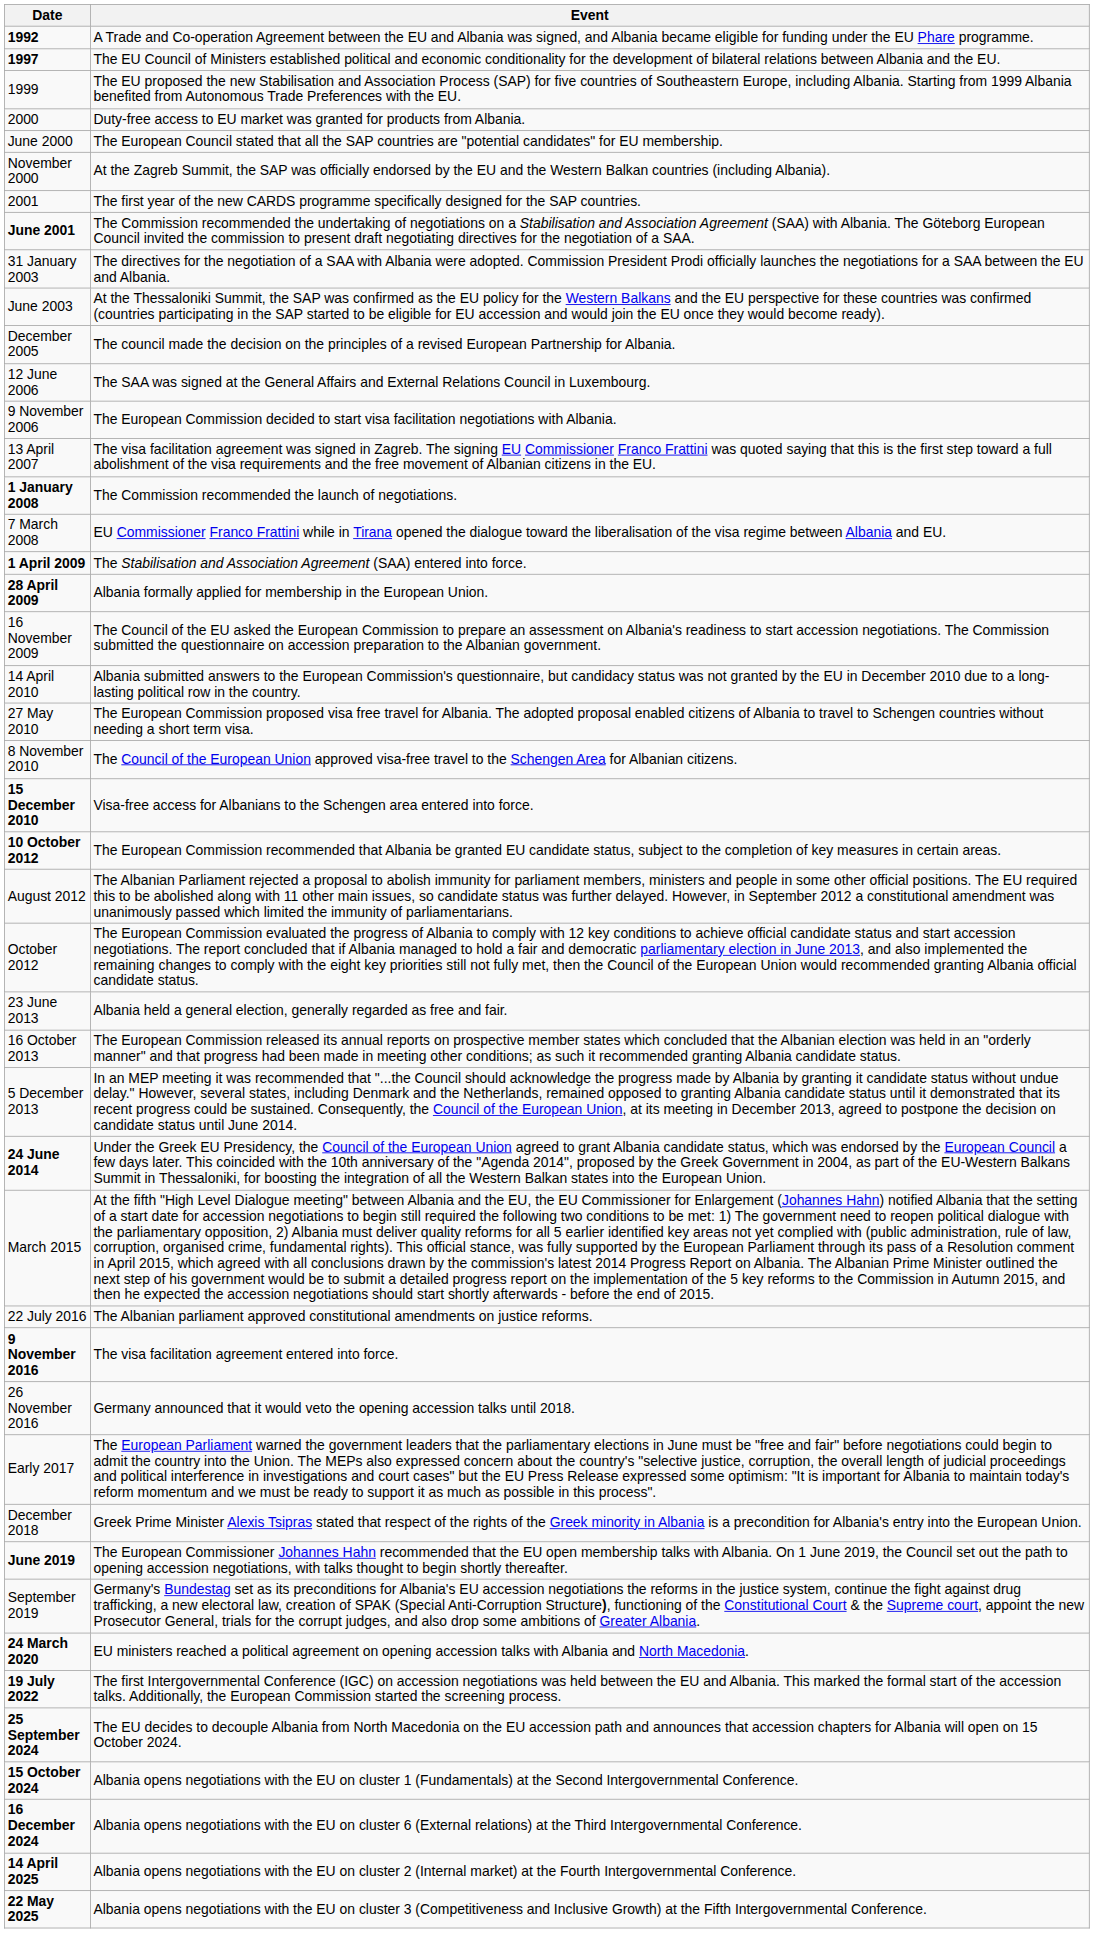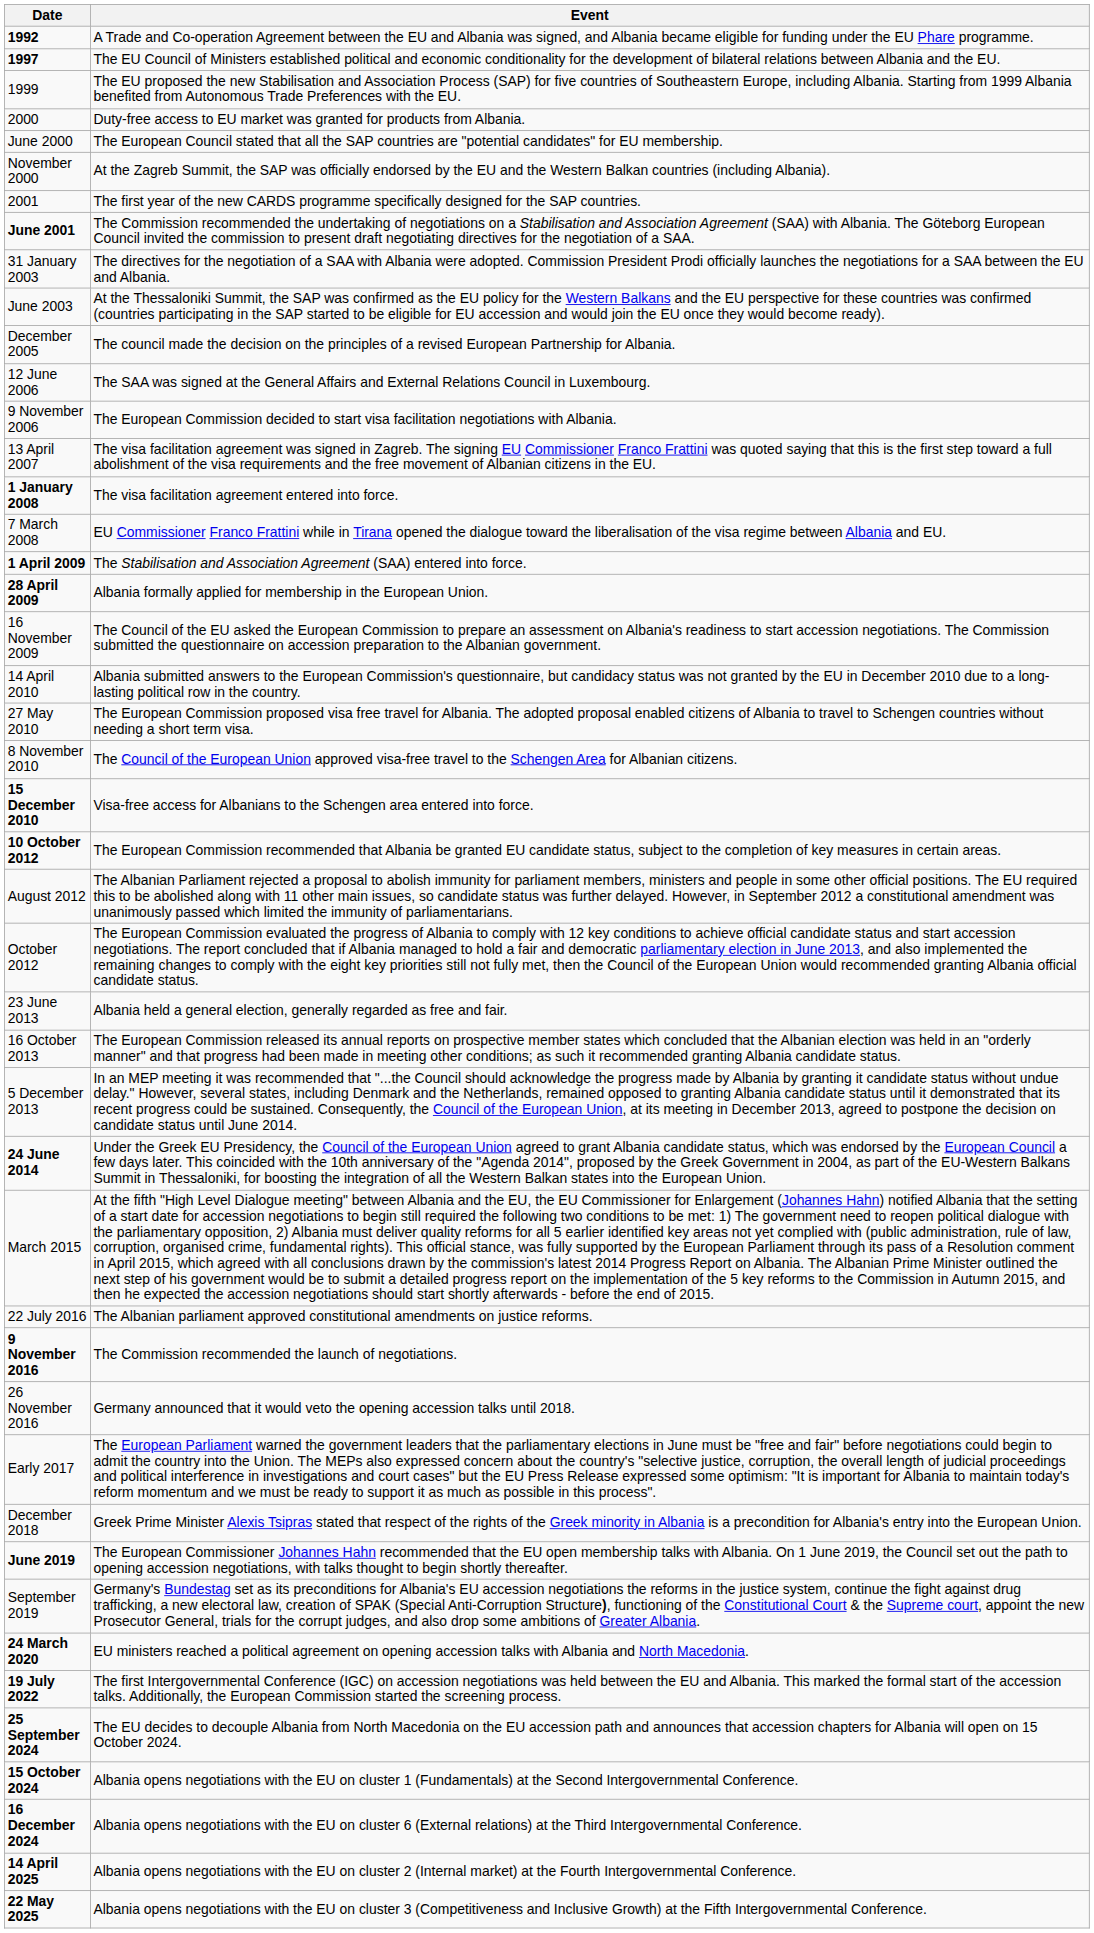(275, 495) The Commission recommended the launch of negotiations. -> (246, 495) The visa facilitation agreement entered into force.
(246, 1354) The visa facilitation agreement entered into force. -> (275, 1354) The Commission recommended the launch of negotiations.
